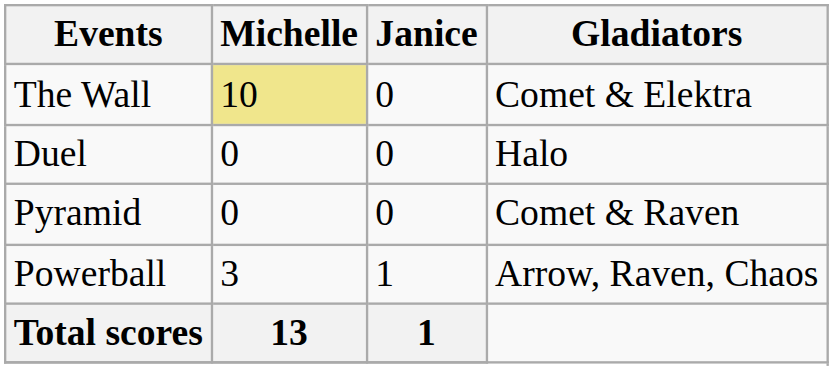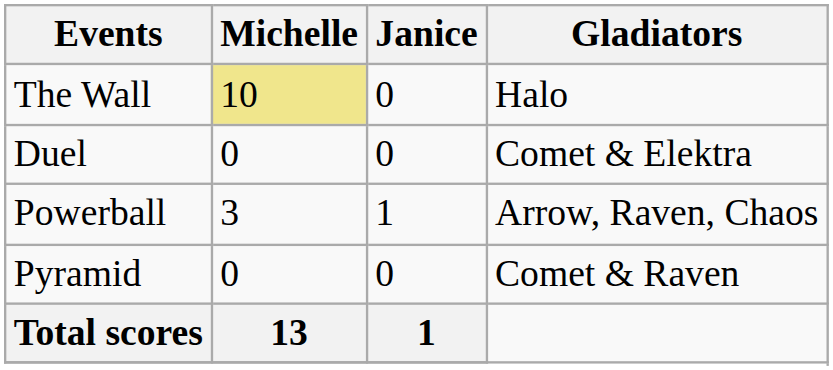(623, 93) Comet & Elektra -> (532, 93) Halo
(532, 153) Halo -> (623, 153) Comet & Elektra
rows swapped: (90, 272) <-> (78, 213)
